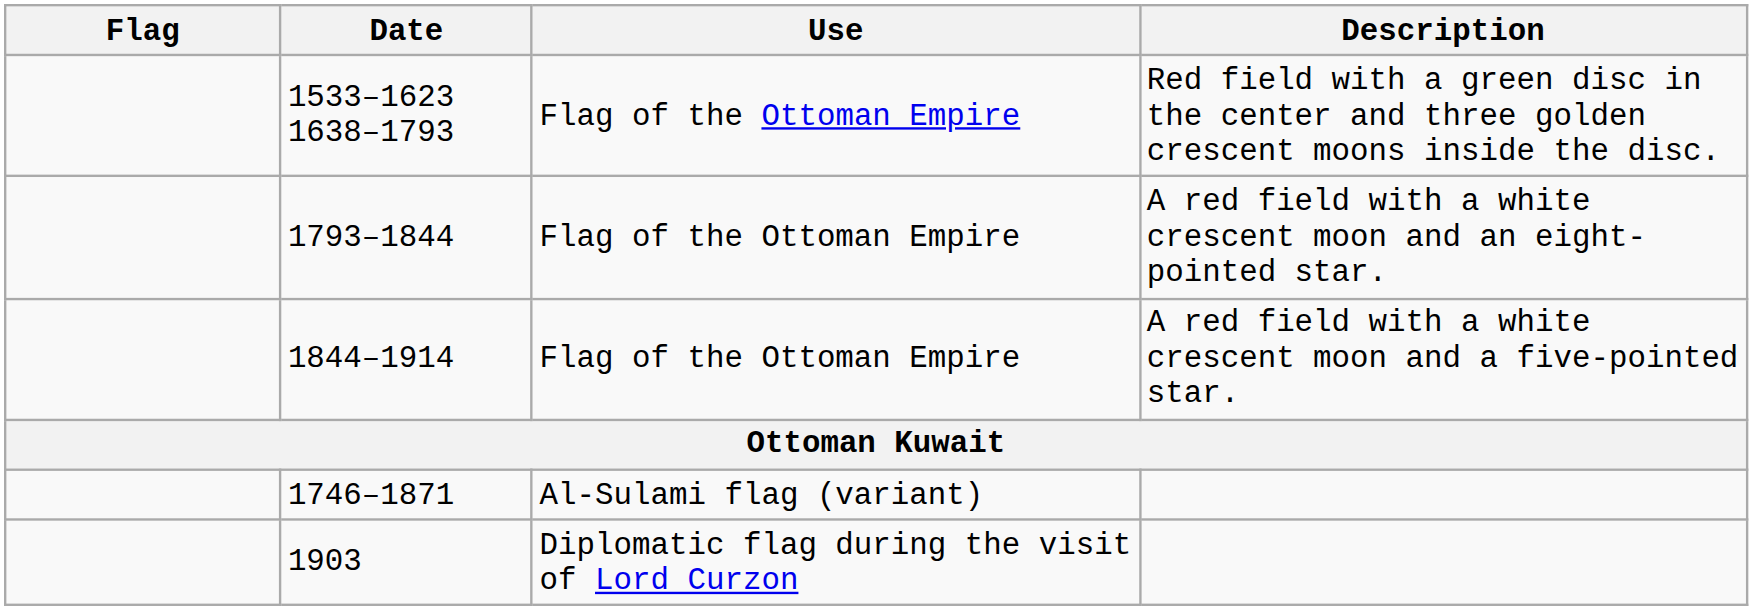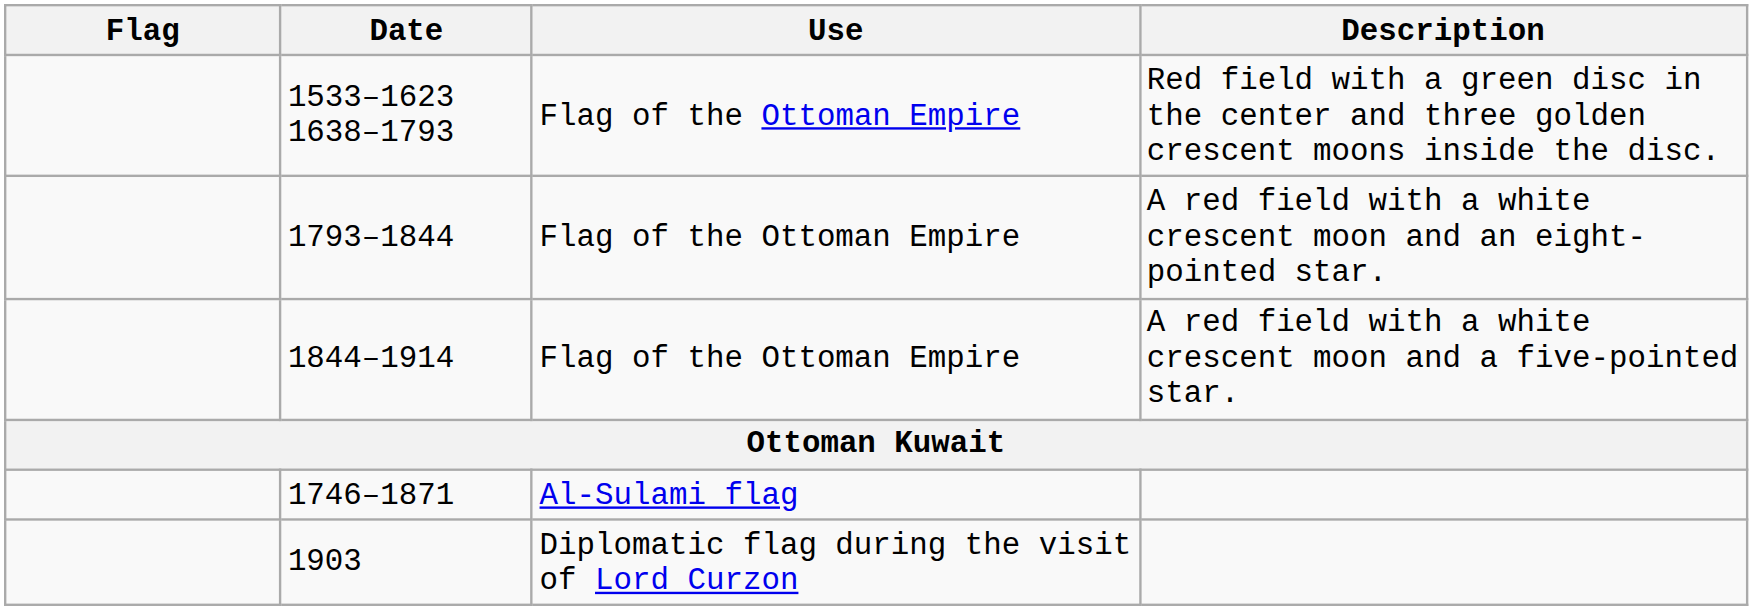+ row: (371, 495)
- row: (371, 495)
